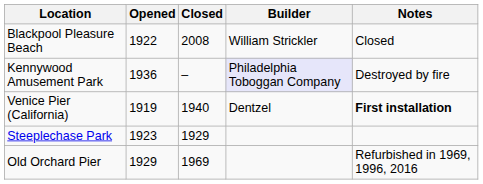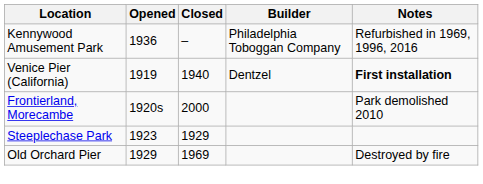- row: (61, 41)
(285, 75) lavender background -> (285, 41) no background
(402, 75) Destroyed by fire -> (413, 41) Refurbished in 1969, 1996, 2016
+ row: (42, 108)
(413, 162) Refurbished in 1969, 1996, 2016 -> (402, 155) Destroyed by fire
